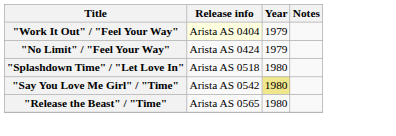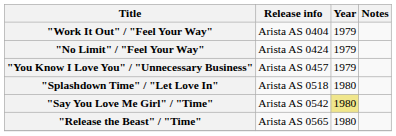(225, 31) lightyellow background -> (293, 31) no background
+ row: (130, 67)
